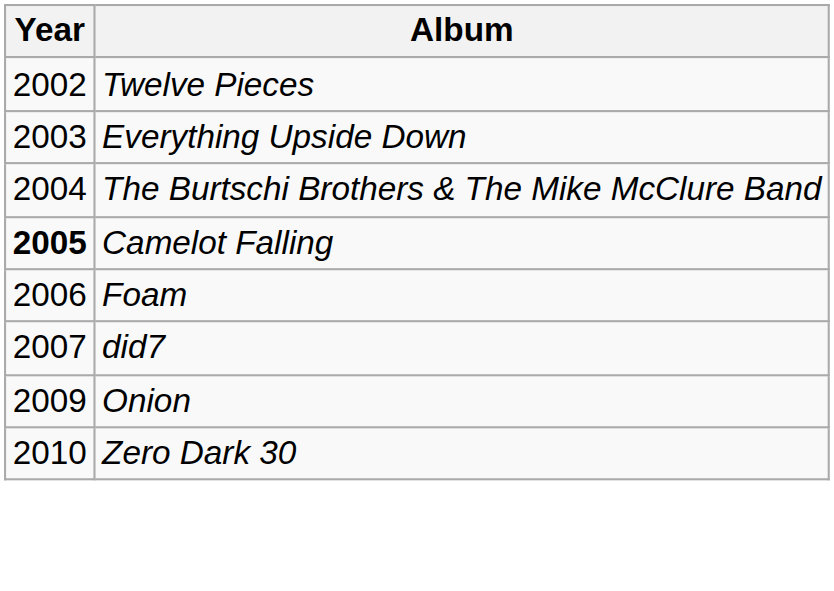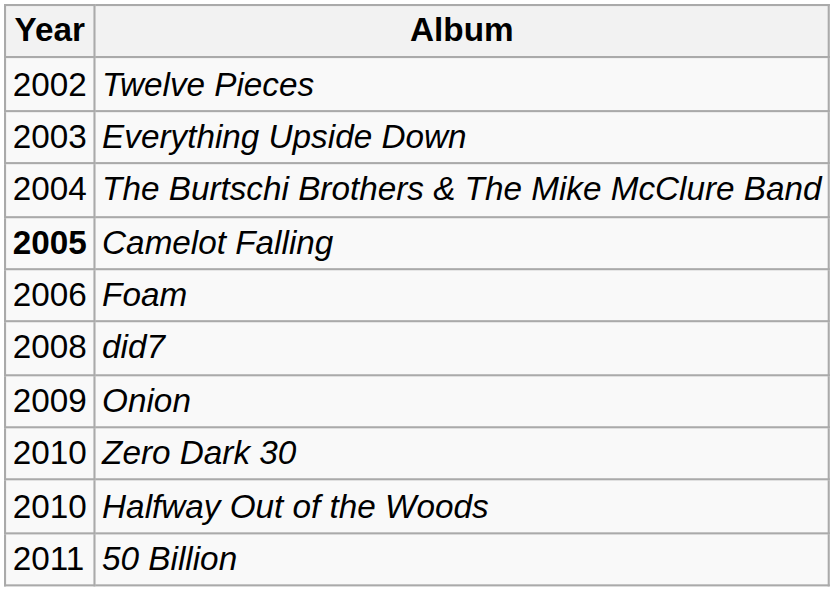(50, 347) 2007 -> (50, 347) 2008
+ row: (295, 505)
+ row: (170, 558)
